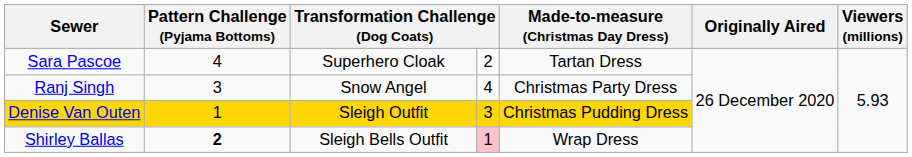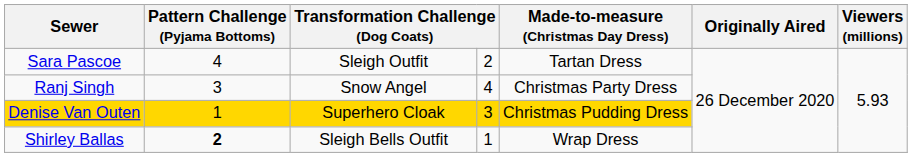(384, 61) Superhero Cloak -> (384, 61) Sleigh Outfit
(384, 113) Sleigh Outfit -> (384, 113) Superhero Cloak
(488, 139) pink background -> (488, 139) no background
